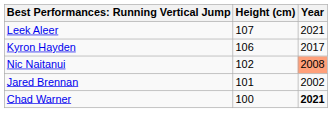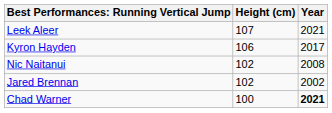(313, 64) lightsalmon background -> (313, 64) no background
(245, 82) 101 -> (245, 82) 102
